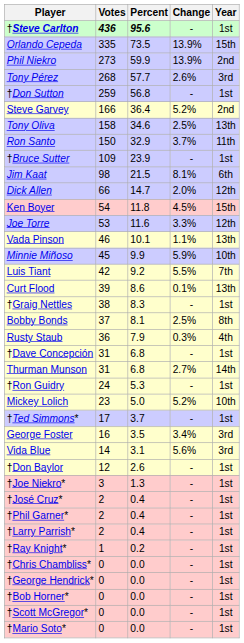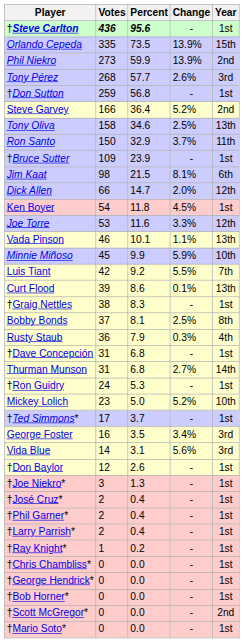(226, 207) 15th -> (226, 207) 1st
(226, 613) 1st -> (226, 613) 2nd
